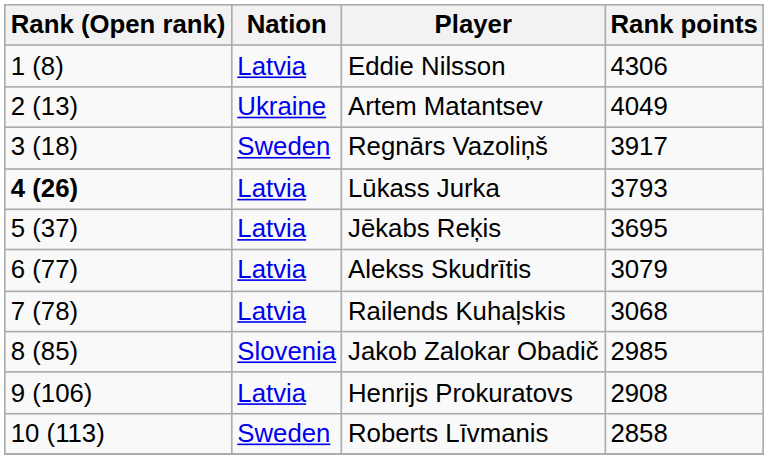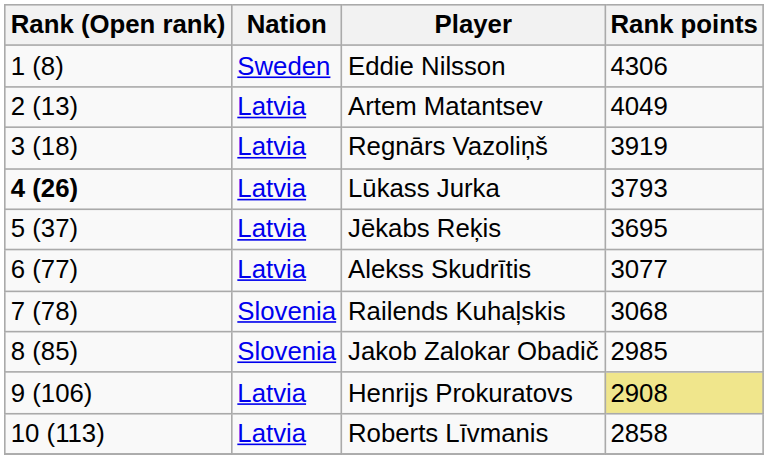(272, 65) Latvia -> (284, 65) Sweden
(282, 106) Ukraine -> (272, 106) Latvia
(284, 147) Sweden -> (272, 147) Latvia
(639, 147) 3917 -> (639, 147) 3919
(639, 270) 3079 -> (639, 270) 3077
(272, 310) Latvia -> (287, 310) Slovenia
(639, 392) no background -> (639, 392) khaki background
(284, 433) Sweden -> (272, 433) Latvia
